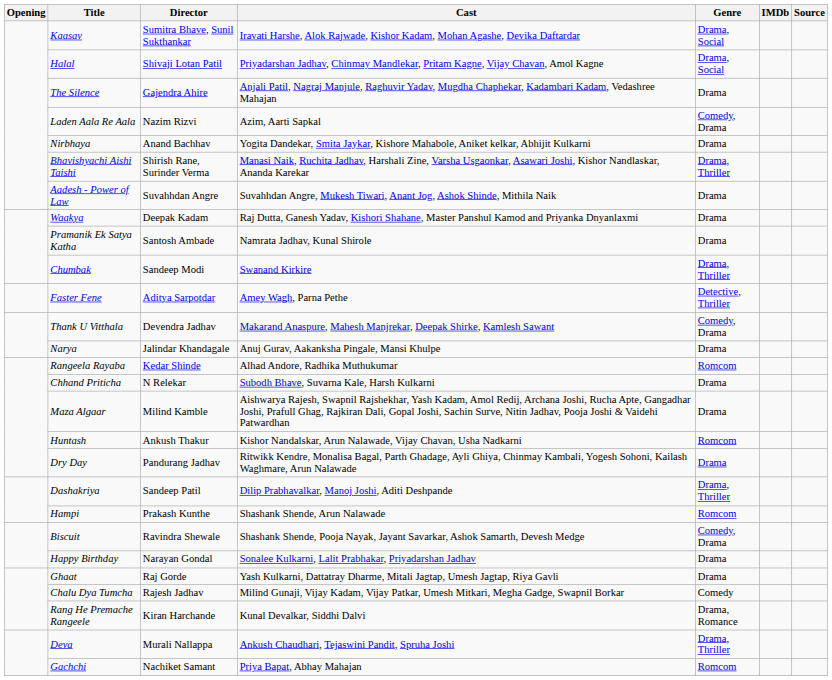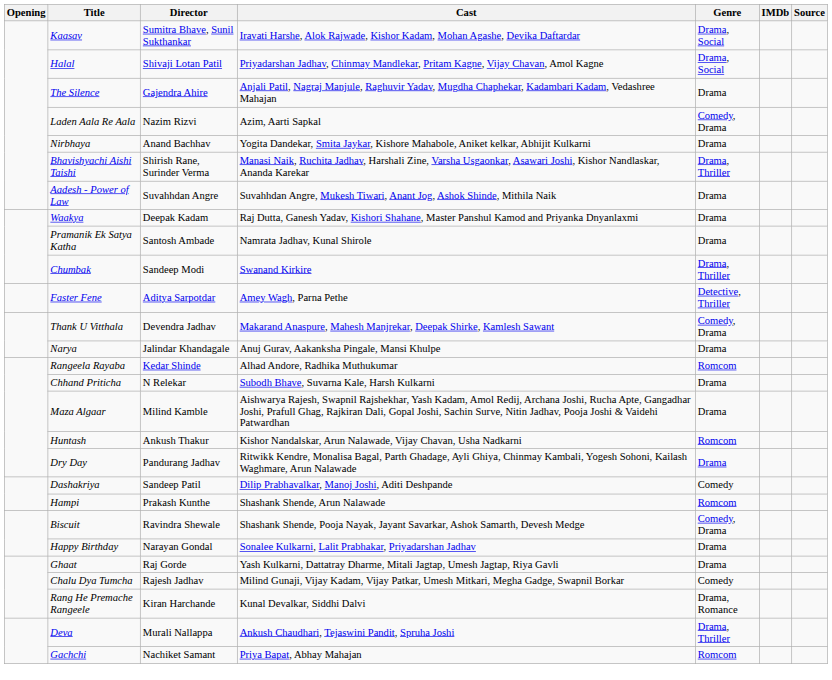(714, 491) Drama, Thriller -> (716, 485) Comedy
